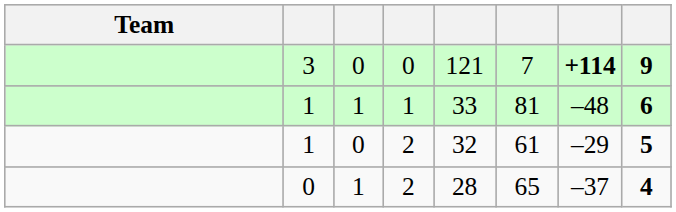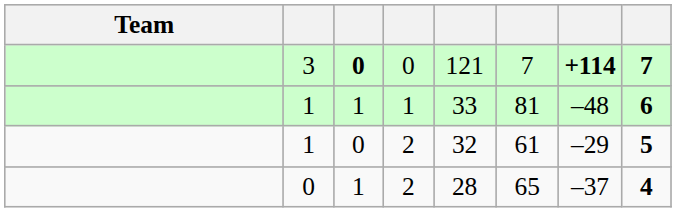(358, 65) normal -> (358, 65) bold
(646, 65) 9 -> (646, 65) 7
